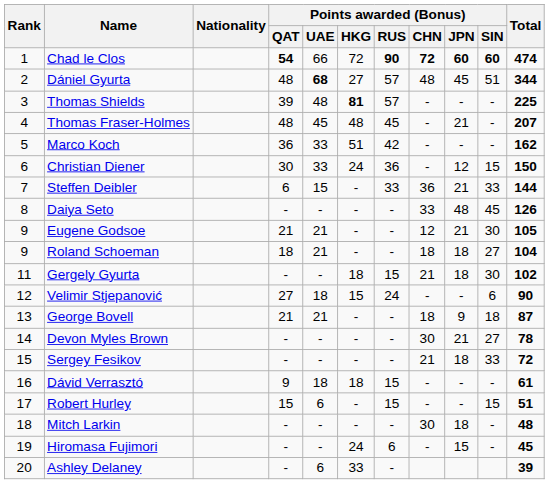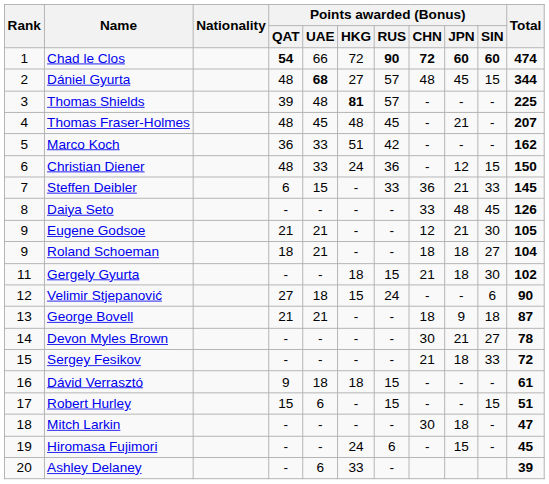(492, 79) 51 -> (492, 79) 15
(286, 166) 30 -> (286, 166) 48
(526, 187) 144 -> (526, 187) 145
(526, 425) 48 -> (526, 425) 47
